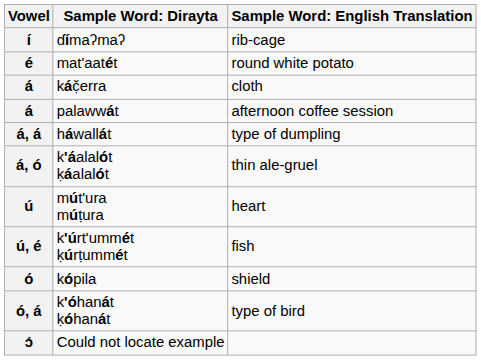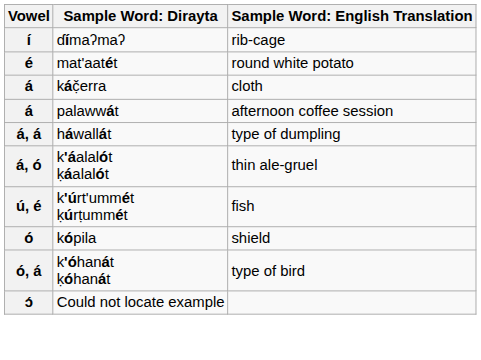- row: (29, 206)
